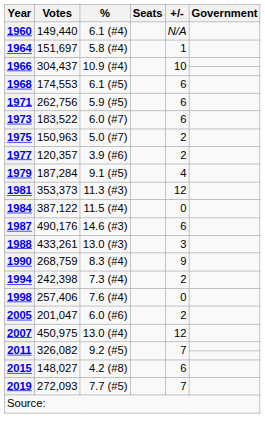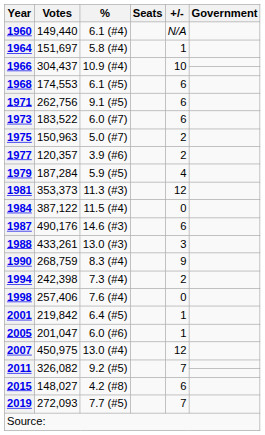(108, 102) 5.9 (#5) -> (108, 102) 9.1 (#5)
(108, 173) 9.1 (#5) -> (108, 173) 5.9 (#5)
+ row: (19, 315)
(183, 315) 2 -> (183, 333) 1
